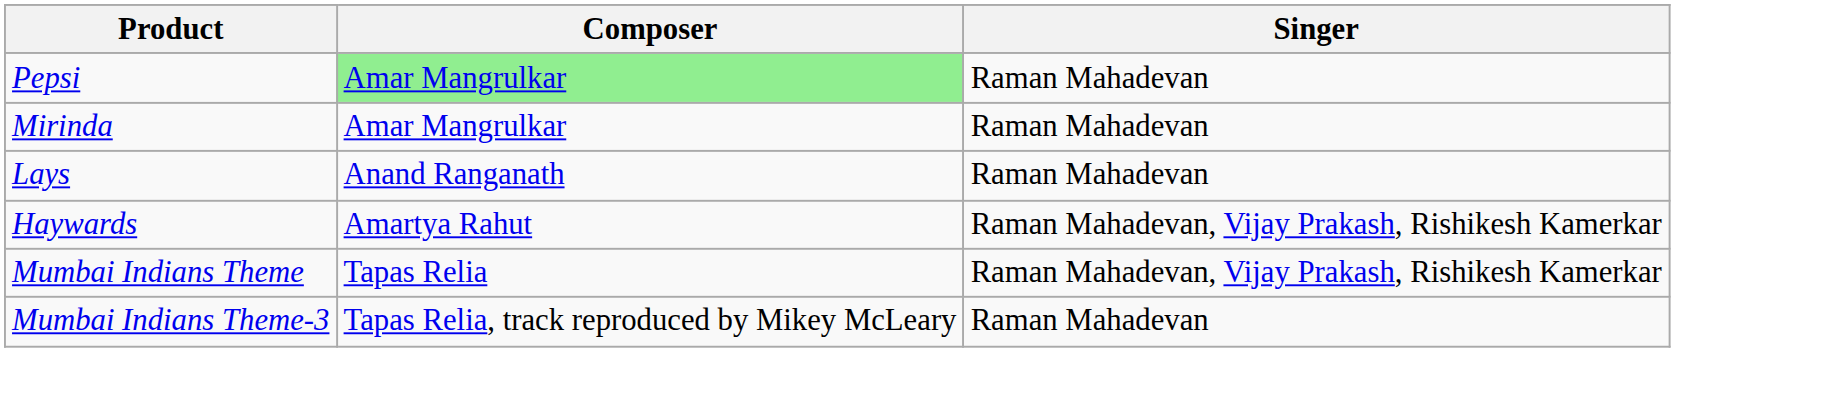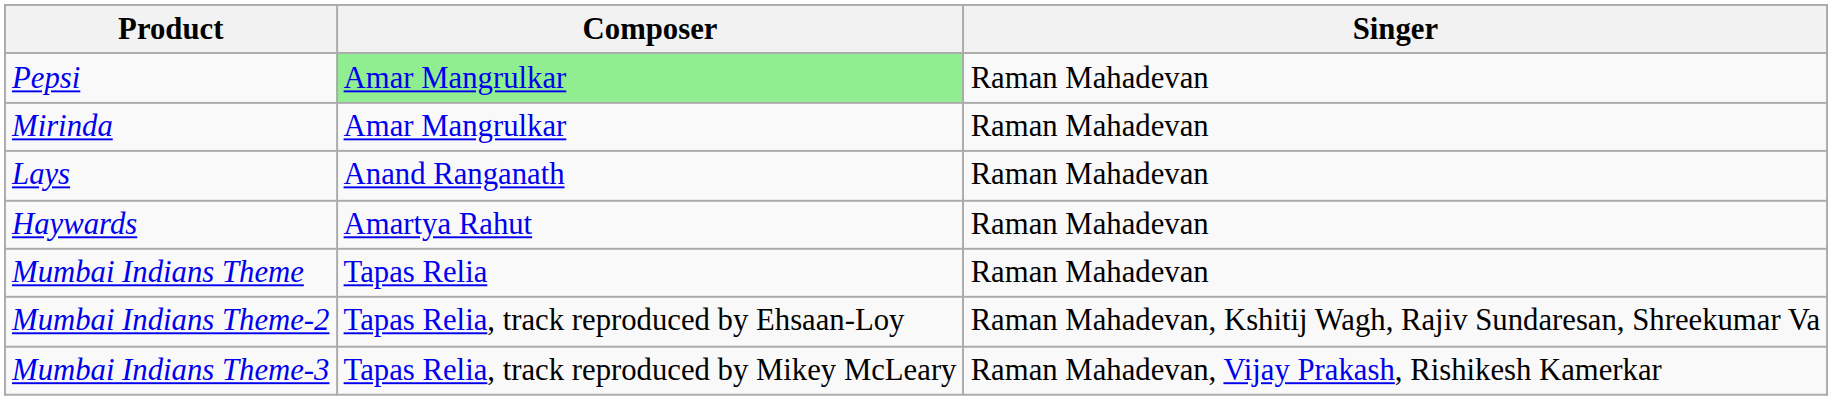(1316, 223) Raman Mahadevan, Vijay Prakash, Rishikesh Kamerkar -> (1090, 223) Raman Mahadevan
(1316, 272) Raman Mahadevan, Vijay Prakash, Rishikesh Kamerkar -> (1090, 272) Raman Mahadevan
+ row: (171, 321)
(1090, 321) Raman Mahadevan -> (1316, 369) Raman Mahadevan, Vijay Prakash, Rishikesh Kamerkar
